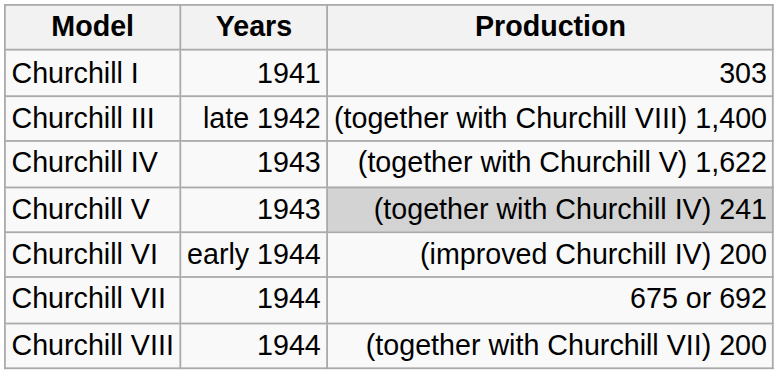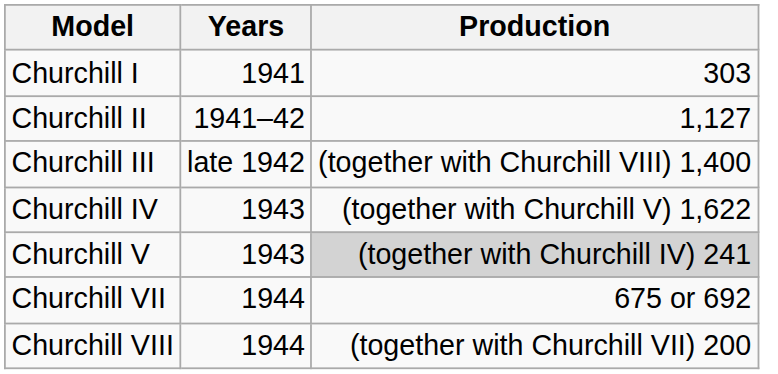+ row: (79, 118)
- row: (85, 254)
